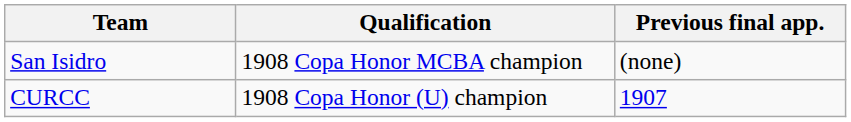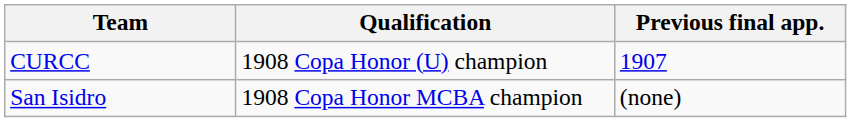rows swapped: (50, 97) <-> (58, 60)
